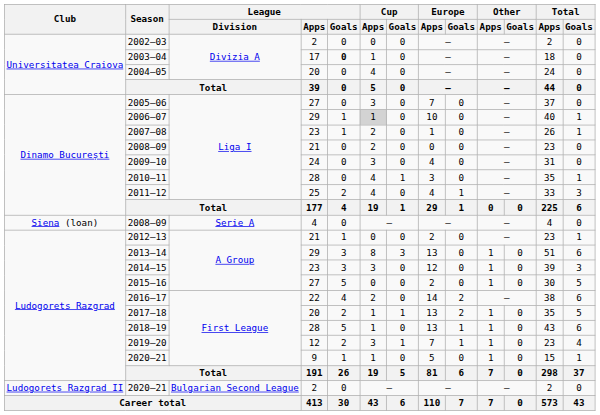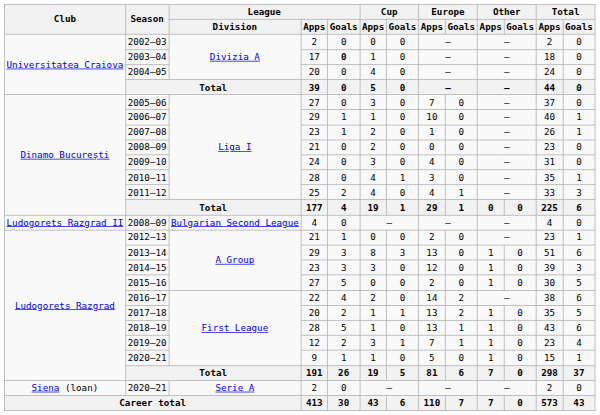(373, 117) lightgrey background -> (373, 117) no background
(65, 222) Siena (loan) -> (65, 222) Ludogorets Razgrad II
(235, 222) Serie A -> (235, 222) Bulgarian Second League
(65, 388) Ludogorets Razgrad II -> (65, 388) Siena (loan)
(235, 388) Bulgarian Second League -> (235, 388) Serie A
